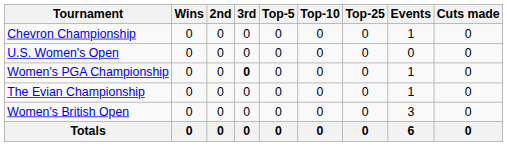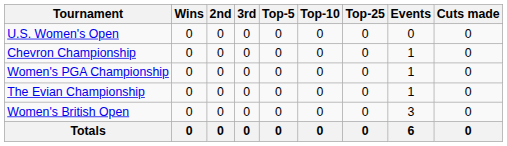rows swapped: (72, 33) <-> (63, 53)
(247, 72) bold -> (247, 72) normal
